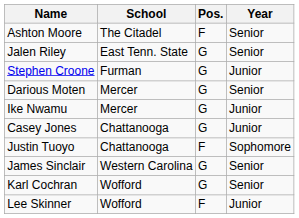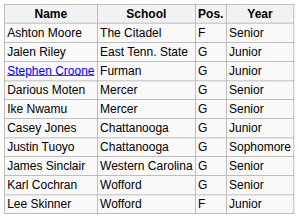(246, 52) Senior -> (245, 52) Junior
(245, 109) Junior -> (246, 109) Senior
(202, 147) F -> (203, 147) G
